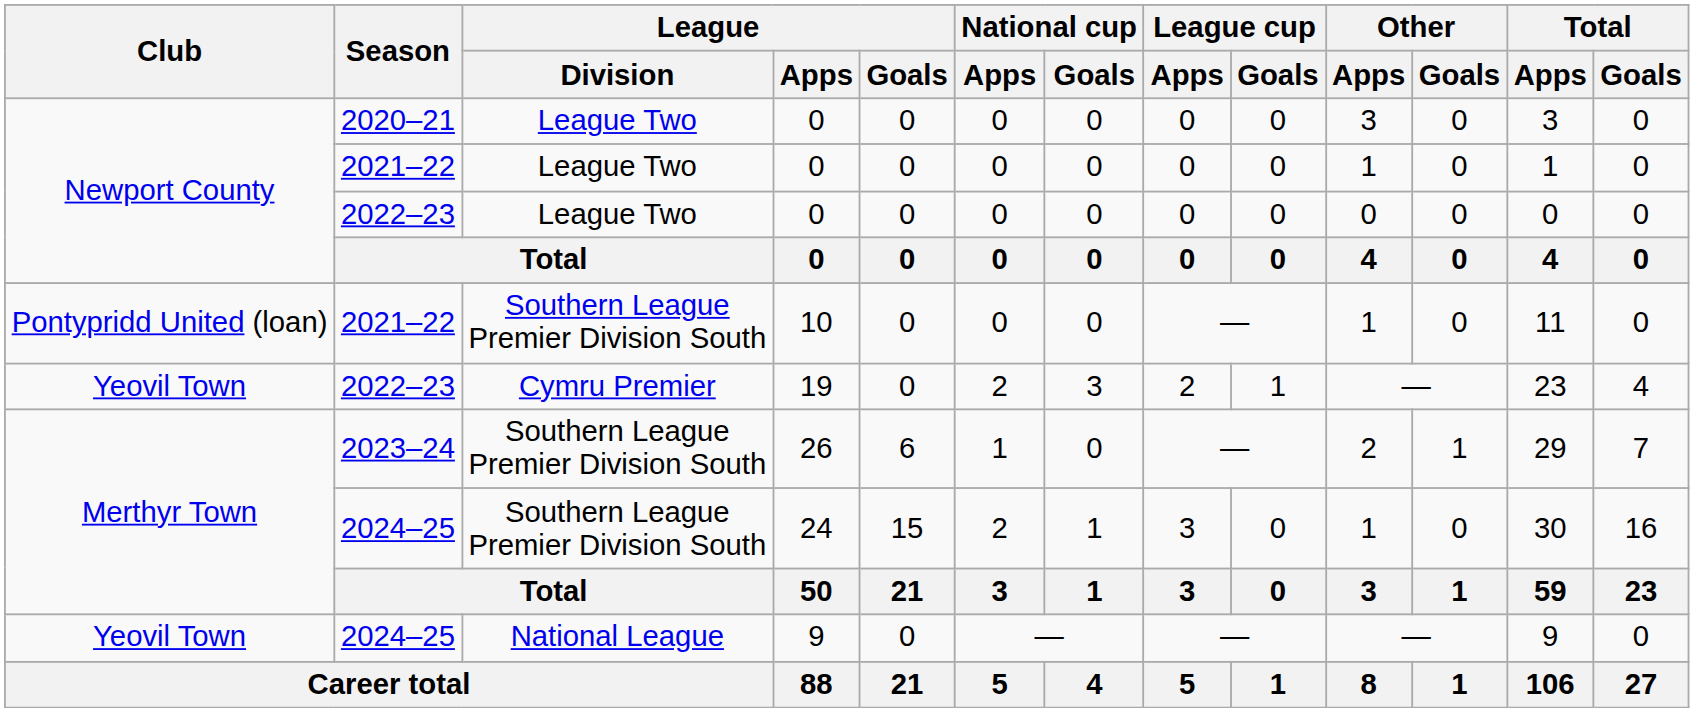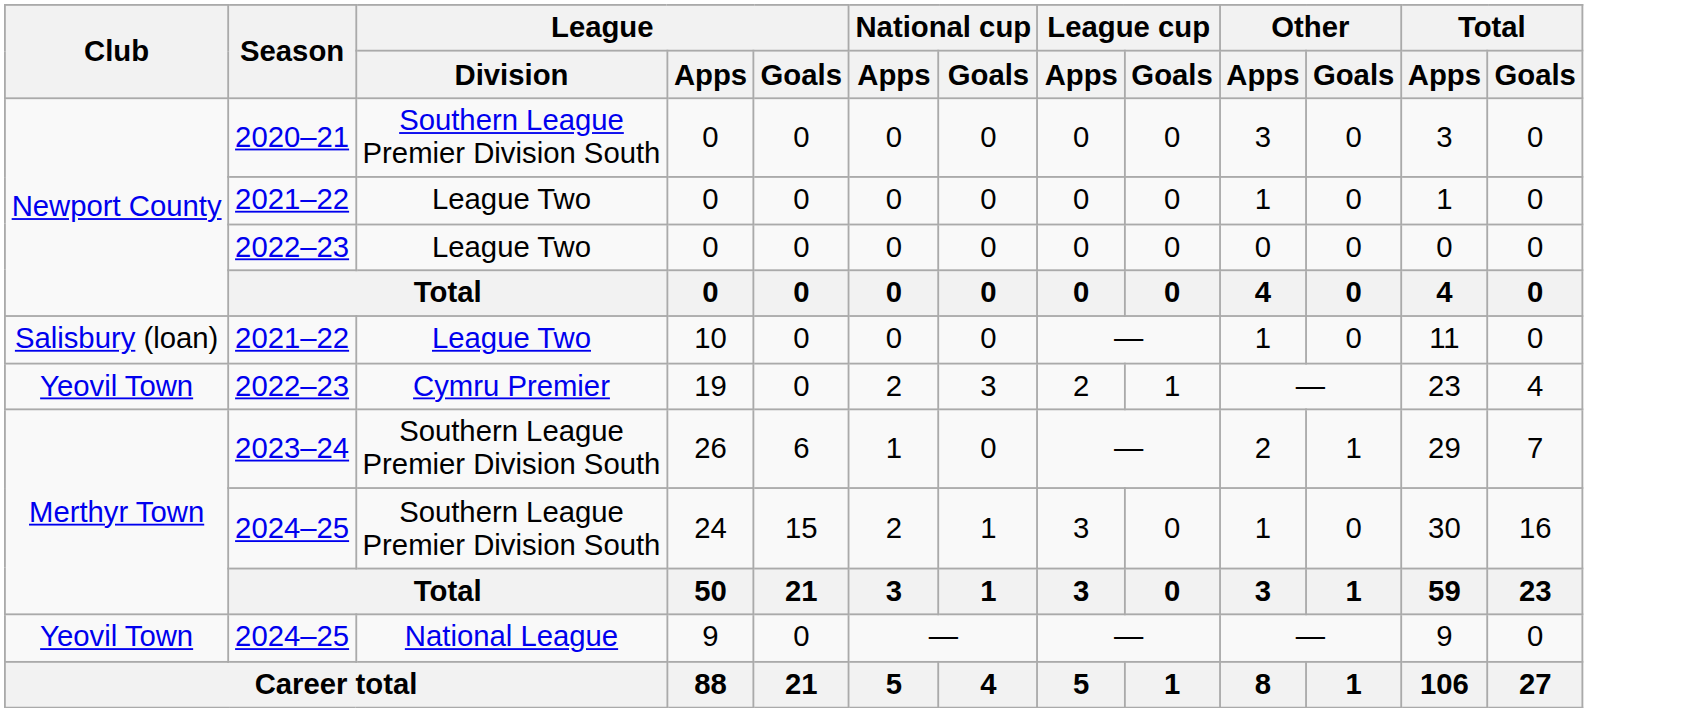(617, 120) League Two -> (511, 137) Southern League Premier Division South
(170, 322) Pontypridd United (loan) -> (117, 339) Salisbury (loan)
(617, 322) Southern League Premier Division South -> (511, 339) League Two
